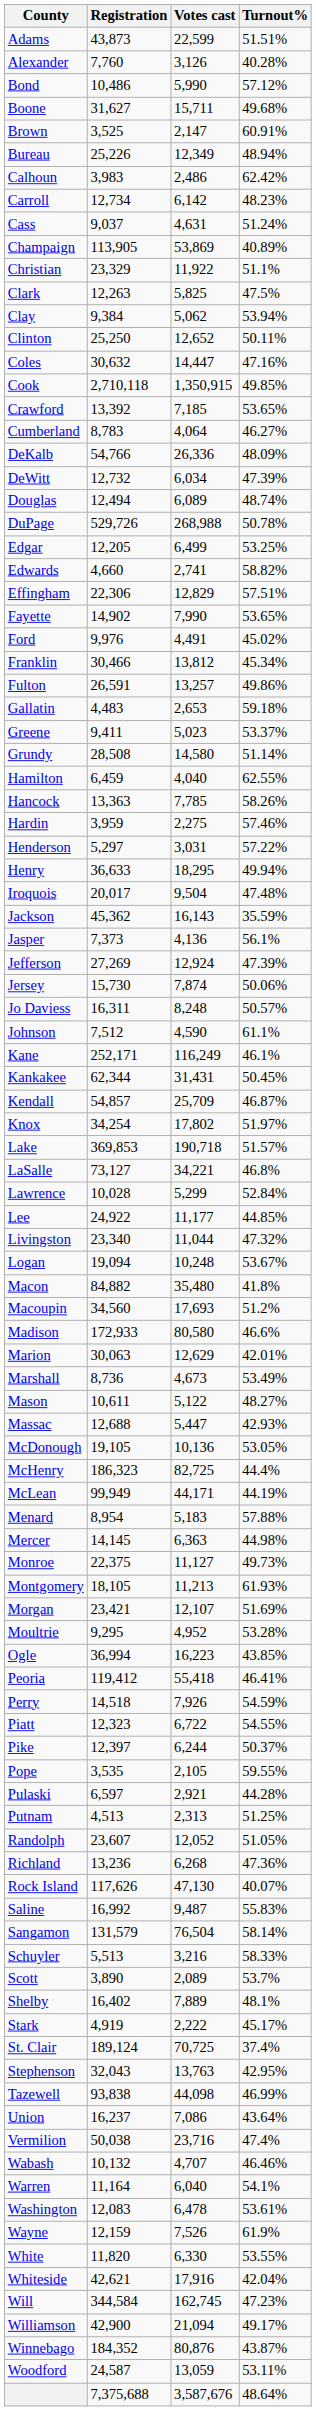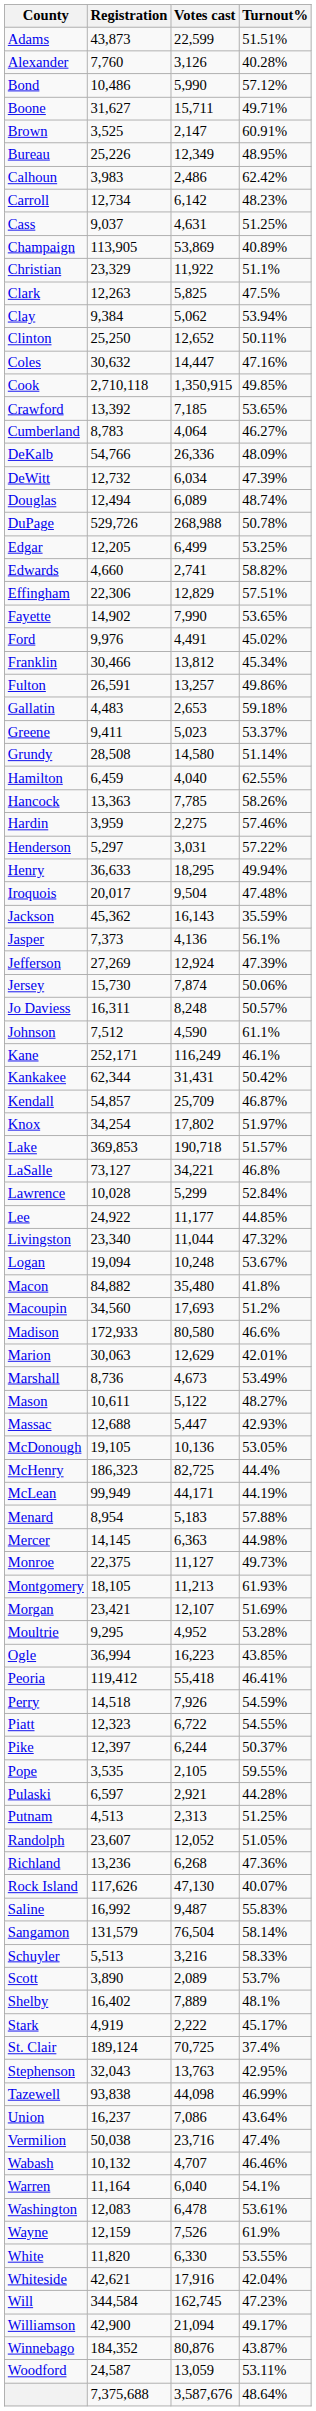(265, 108) 49.68% -> (265, 108) 49.71%
(265, 154) 48.94% -> (265, 154) 48.95%
(265, 223) 51.24% -> (265, 223) 51.25%
(265, 1078) 50.45% -> (265, 1078) 50.42%
